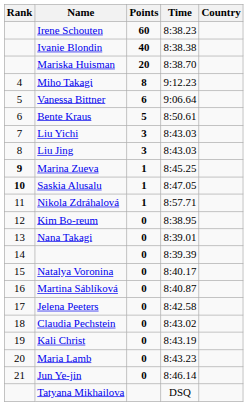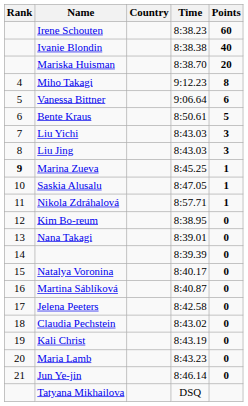columns swapped: (221, 13) <-> (144, 13)
(20, 185) bold -> (20, 185) normal
